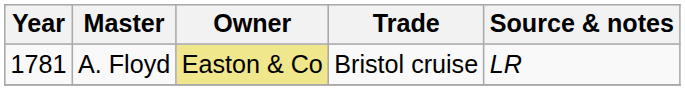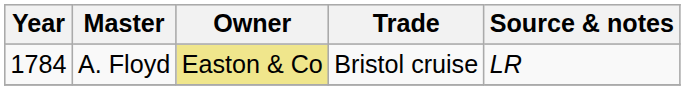(39, 64) 1781 -> (39, 64) 1784
